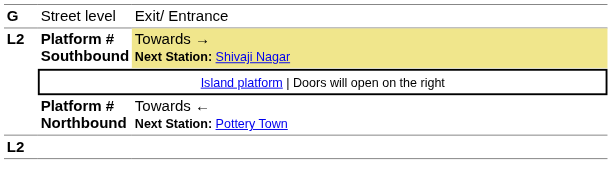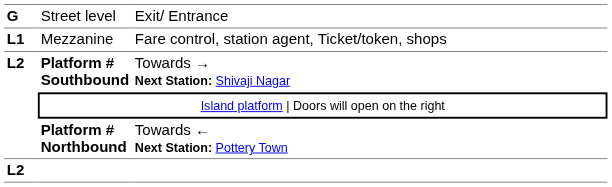+ row: (77, 39)
(212, 48) khaki background -> (212, 71) no background
